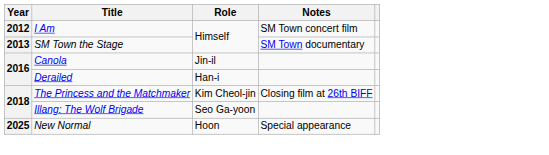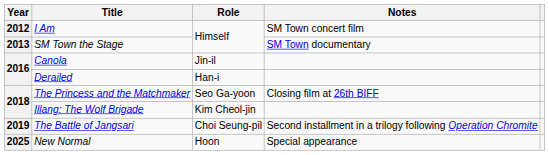(225, 93) Kim Cheol-jin -> (225, 93) Seo Ga-yoon
(225, 110) Seo Ga-yoon -> (225, 110) Kim Cheol-jin
+ row: (84, 126)
